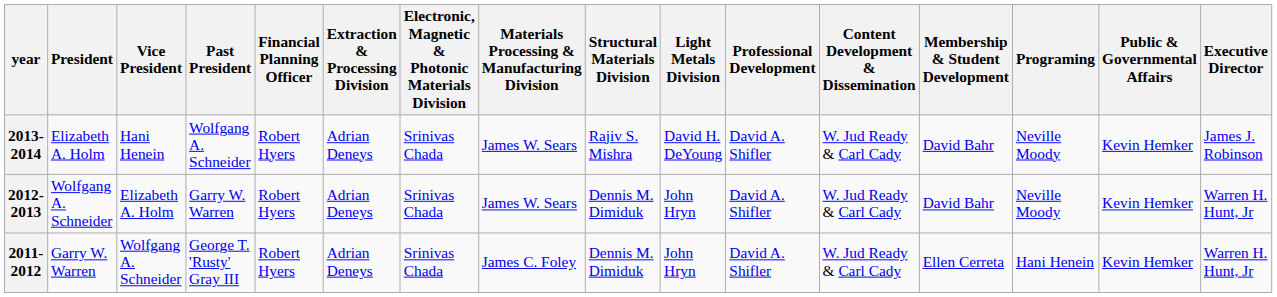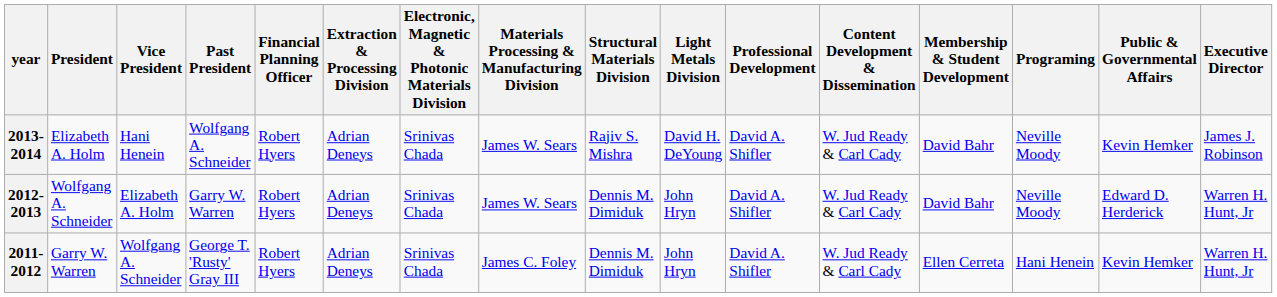(1148, 203) Kevin Hemker -> (1135, 203) Edward D. Herderick
